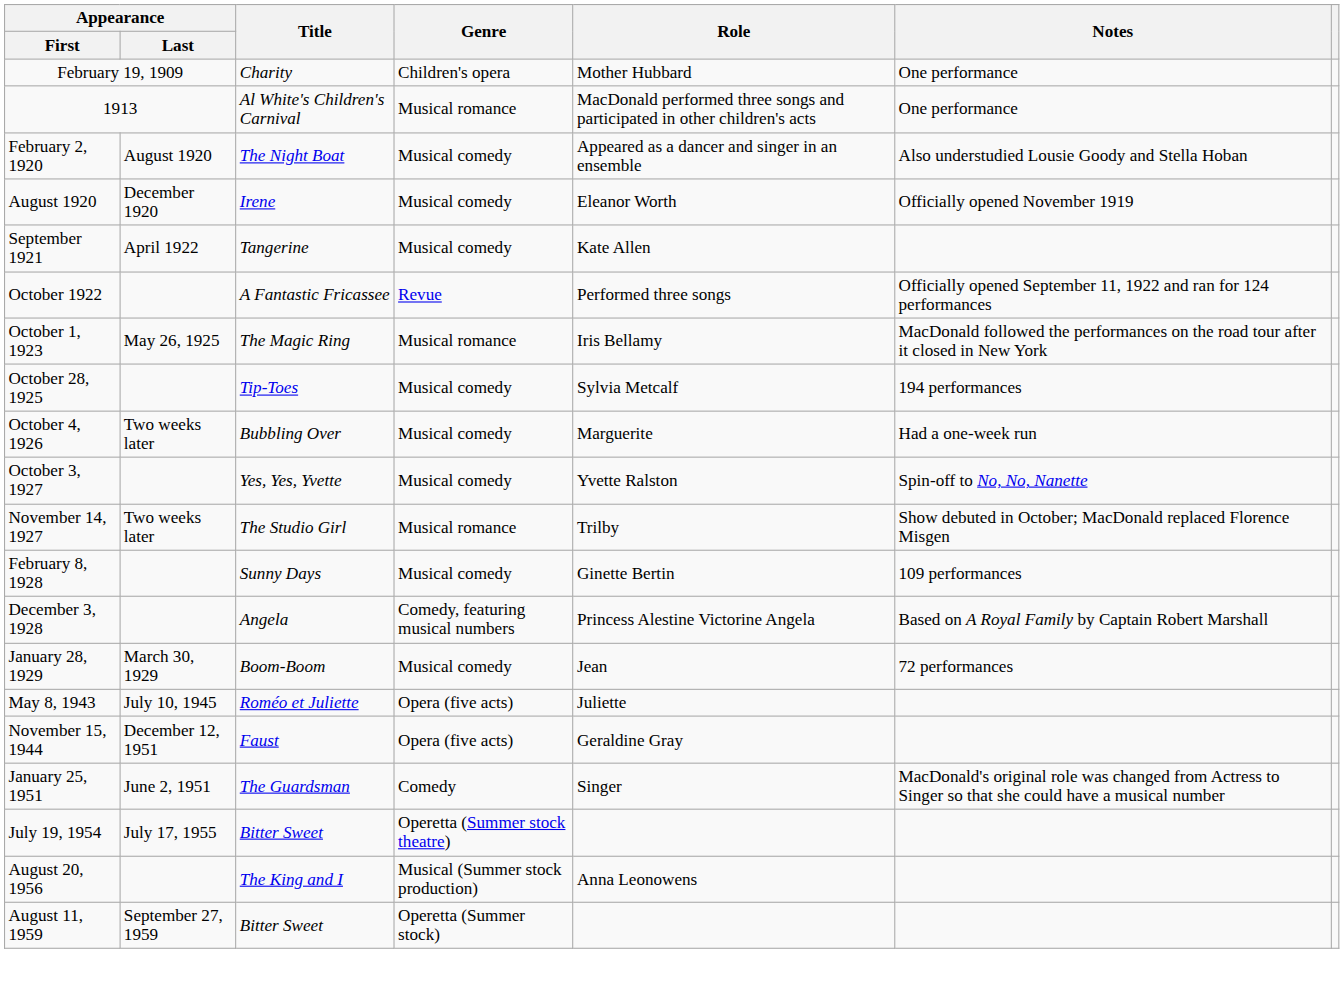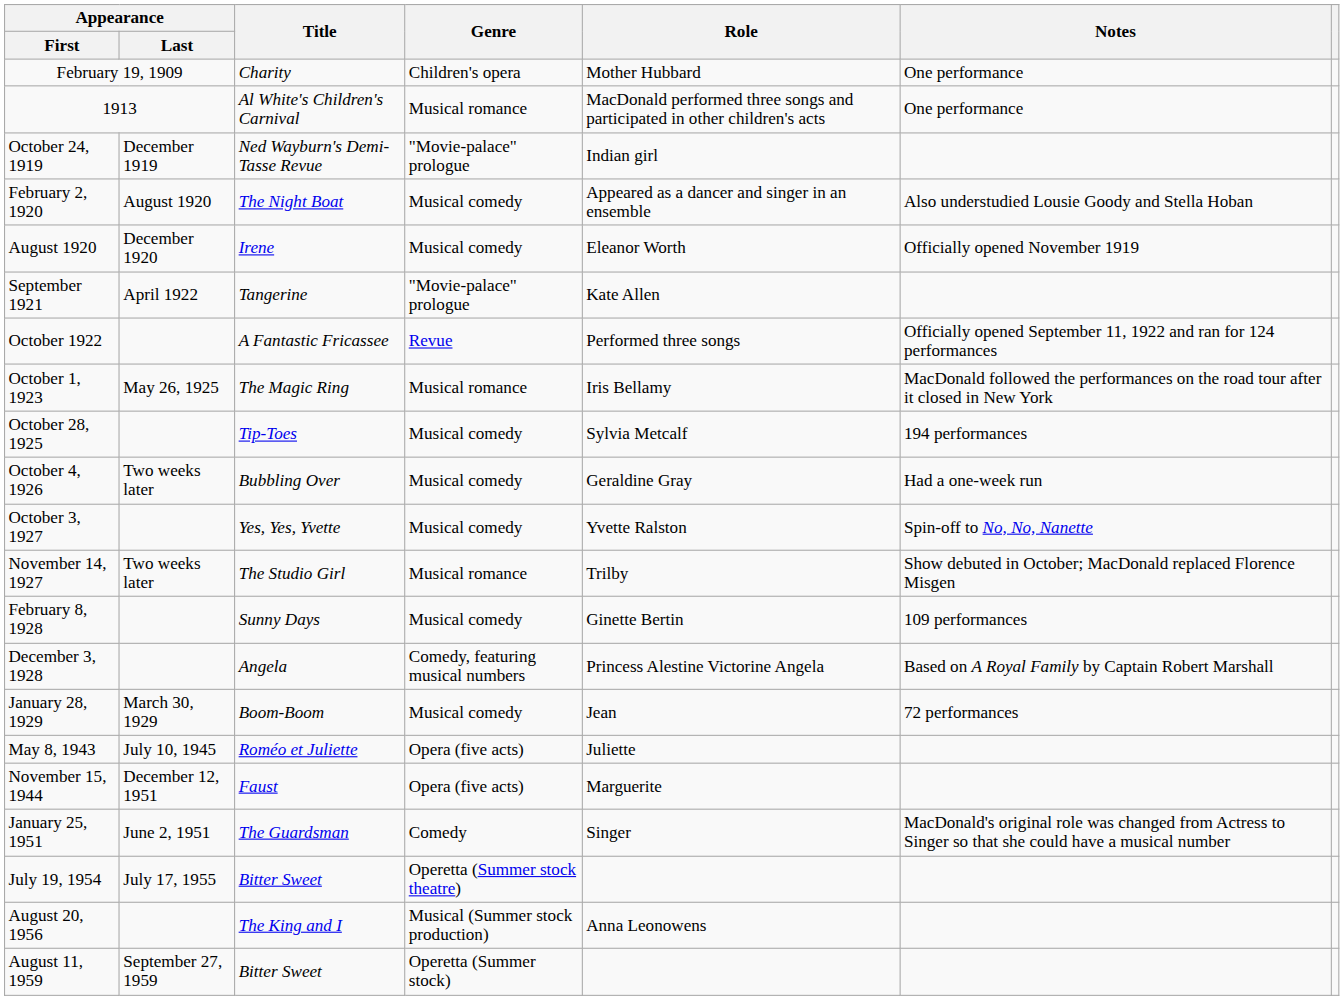+ row: (49, 155)
(455, 248) Musical comedy -> (463, 294) "Movie-palace" prologue
(615, 434) Marguerite -> (639, 480) Geraldine Gray
(630, 739) Geraldine Gray -> (624, 786) Marguerite
